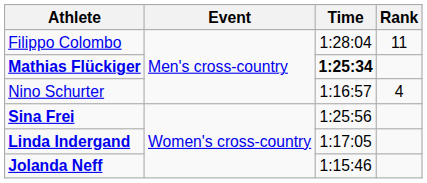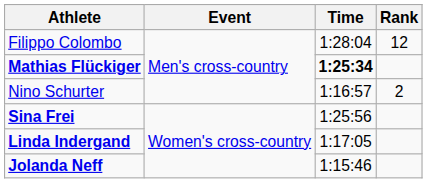(399, 42) 11 -> (399, 42) 12
(399, 92) 4 -> (399, 92) 2
